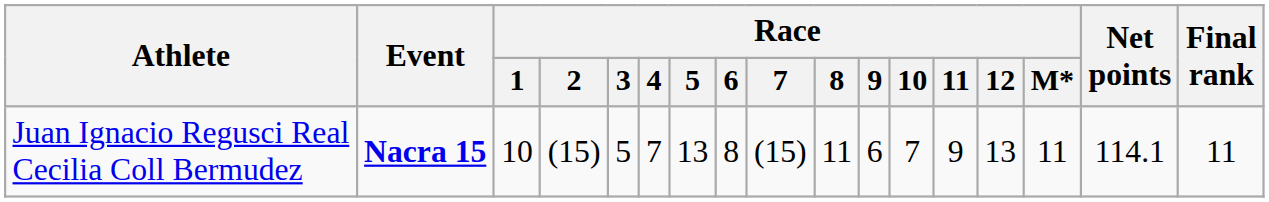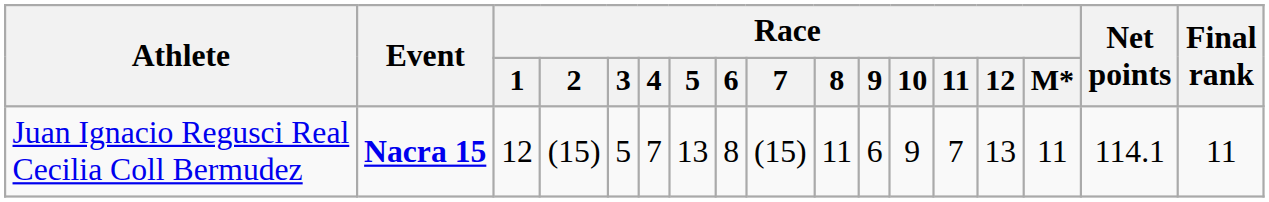(517, 151) 10 -> (517, 151) 12
(912, 151) 7 -> (912, 151) 9
(956, 151) 9 -> (956, 151) 7
